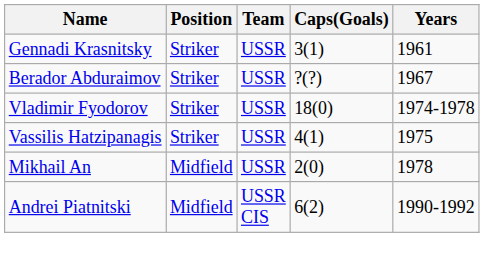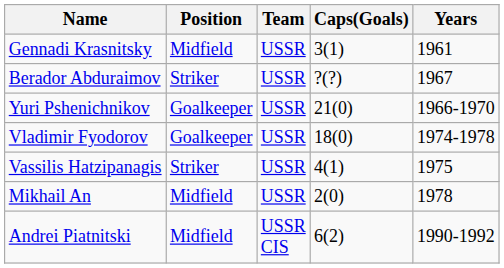(194, 49) Striker -> (201, 49) Midfield
+ row: (79, 108)
(194, 108) Striker -> (211, 137) Goalkeeper
